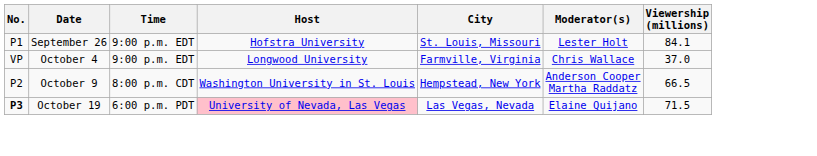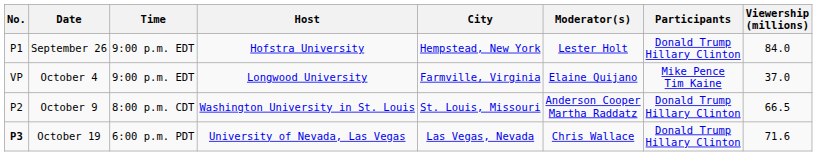+ column: (693, 19)
(480, 42) St. Louis, Missouri -> (480, 48) Hempstead, New York
(677, 42) 84.1 -> (777, 48) 84.0
(593, 59) Chris Wallace -> (593, 78) Elaine Quijano
(480, 83) Hempstead, New York -> (480, 107) St. Louis, Missouri
(307, 106) pink background -> (307, 136) no background
(593, 106) Elaine Quijano -> (593, 136) Chris Wallace
(677, 106) 71.5 -> (777, 136) 71.6
